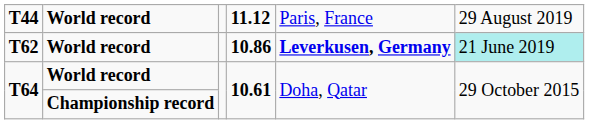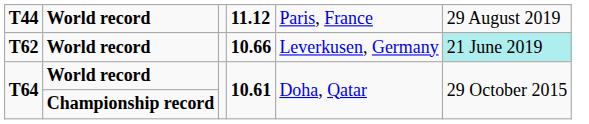(251, 47) 10.86 -> (251, 47) 10.66
(365, 47) bold -> (359, 47) normal
